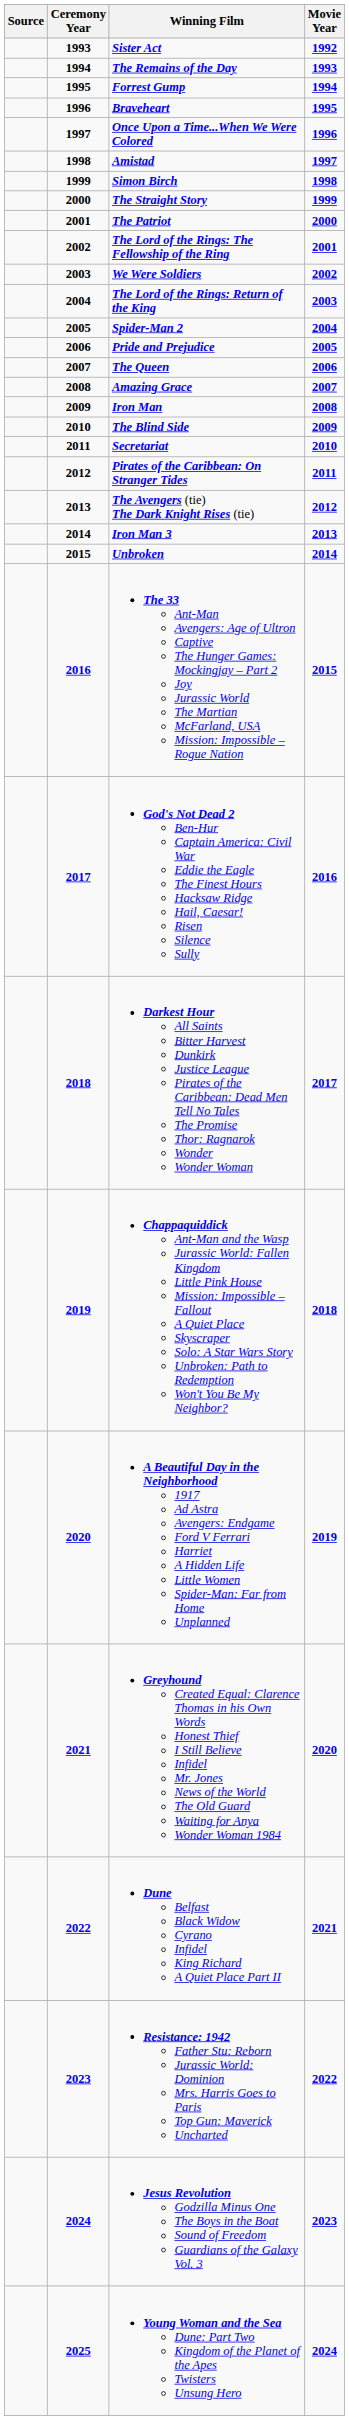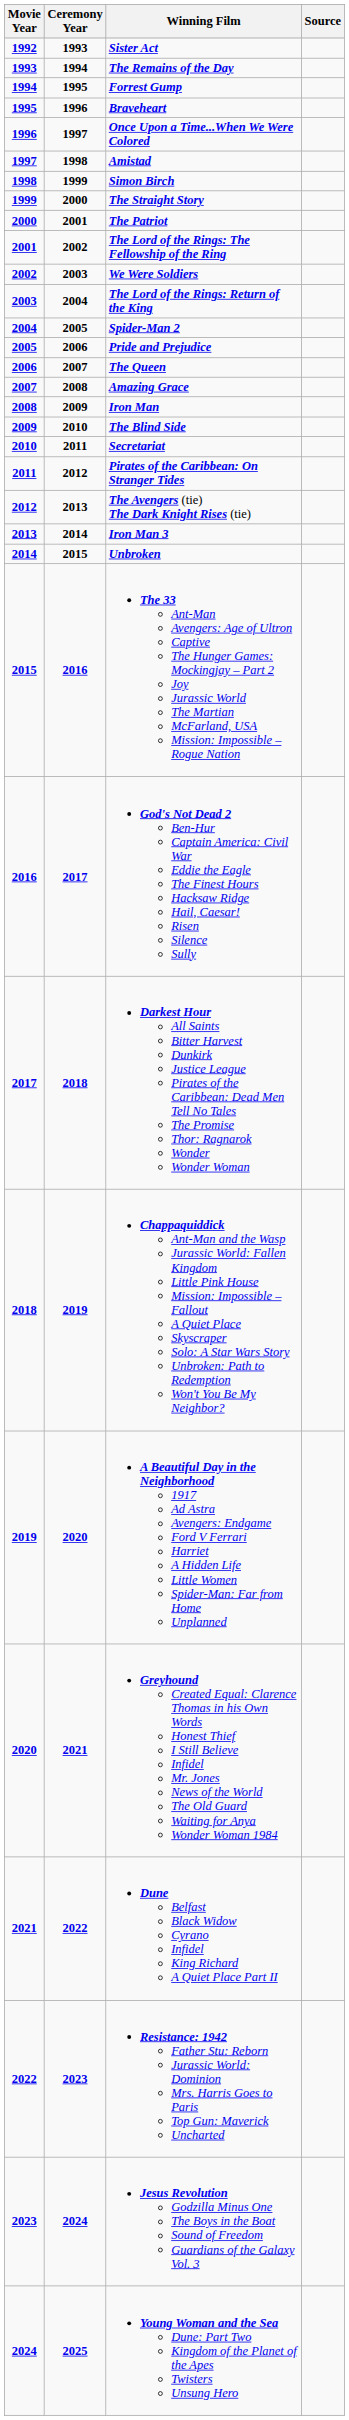columns swapped: (324, 21) <-> (26, 21)
